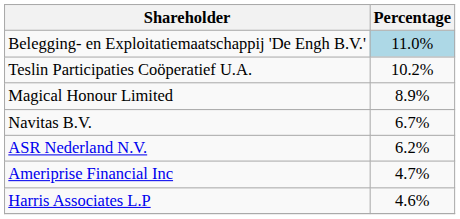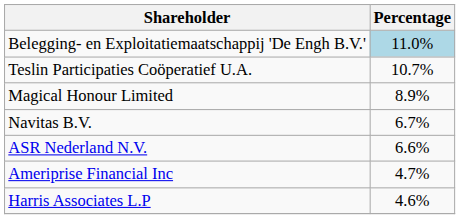(412, 69) 10.2% -> (412, 69) 10.7%
(412, 148) 6.2% -> (412, 148) 6.6%
